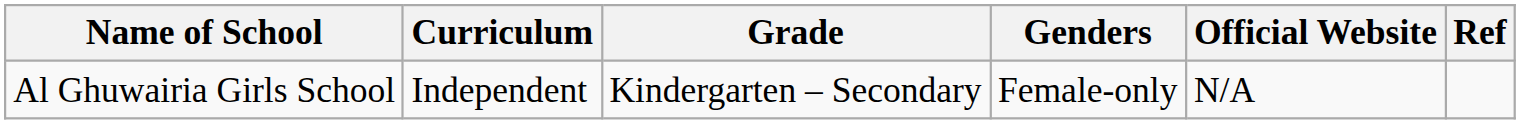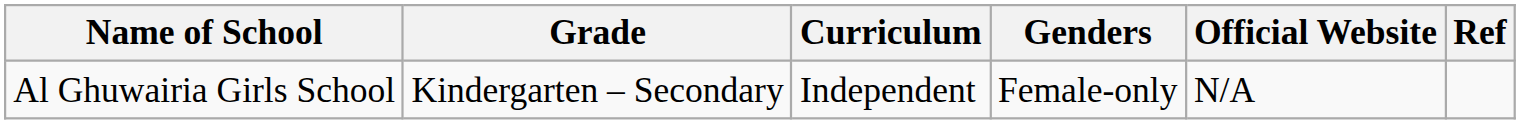columns swapped: (502, 32) <-> (795, 32)
